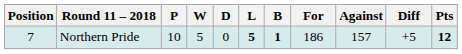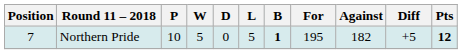(252, 37) bold -> (252, 37) normal
(313, 37) 186 -> (313, 37) 195
(361, 37) 157 -> (361, 37) 182
